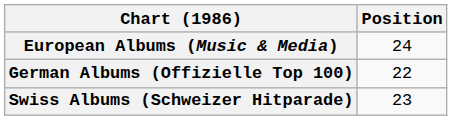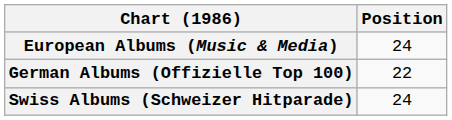(402, 101) 23 -> (402, 101) 24
